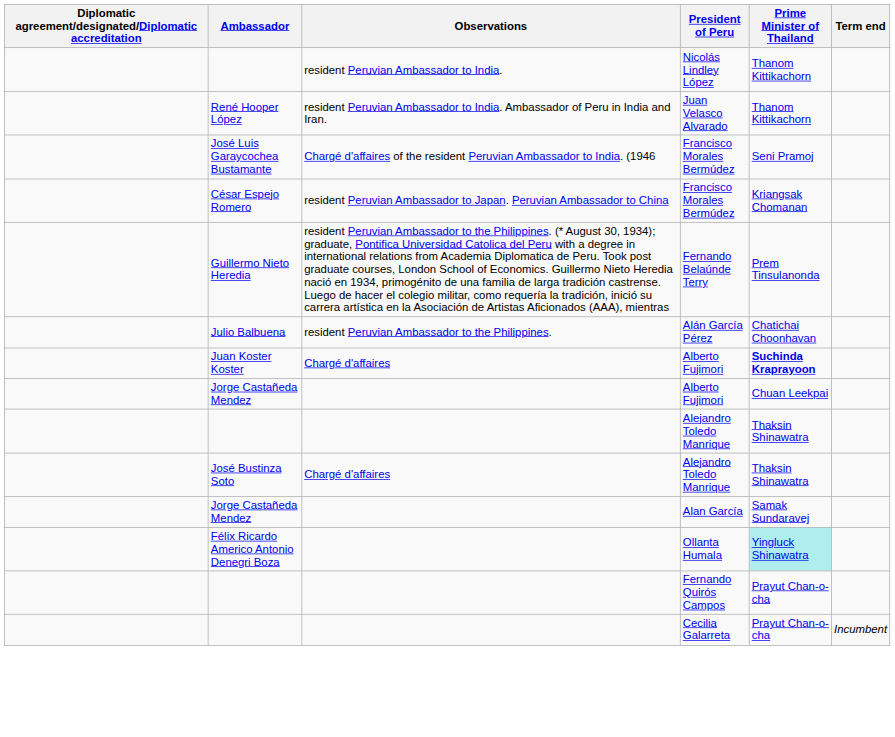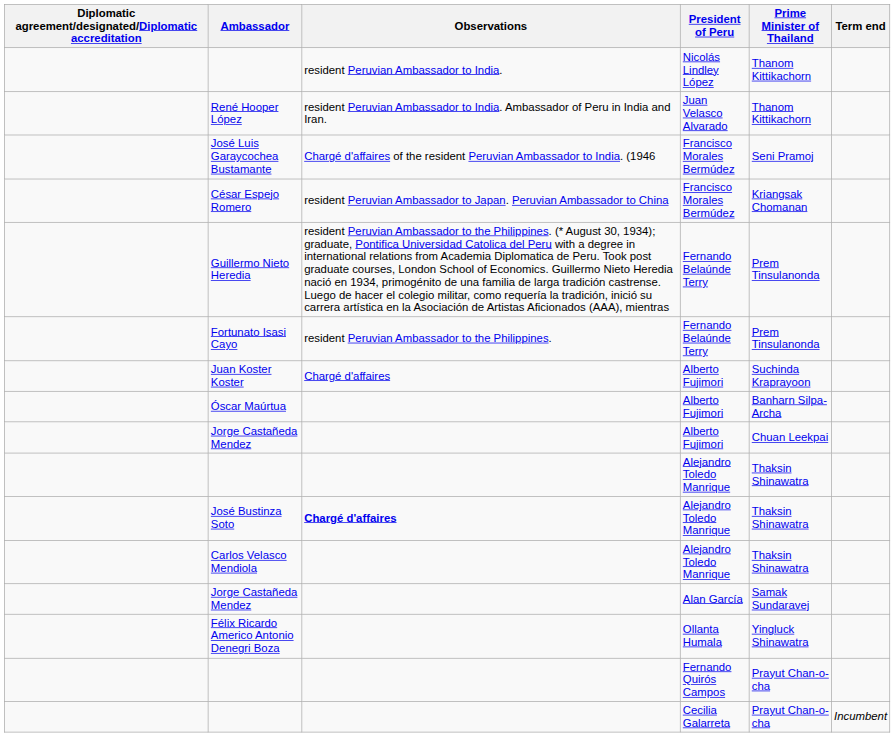+ row: (248, 338)
- row: (248, 332)
(784, 363) bold -> (781, 376) normal
+ row: (248, 406)
(347, 474) normal -> (350, 518) bold
+ row: (249, 561)
(780, 549) paleturquoise background -> (780, 636) no background
